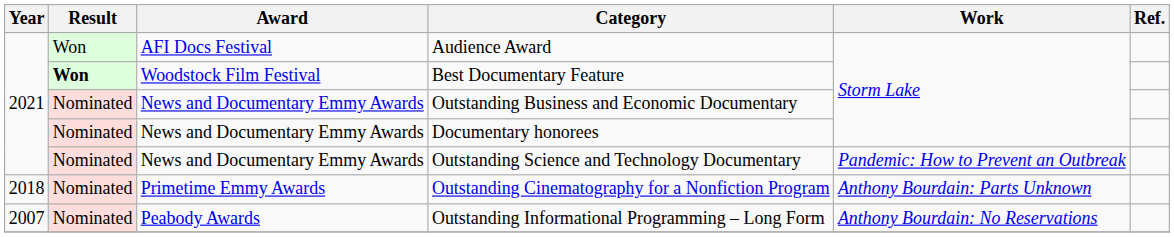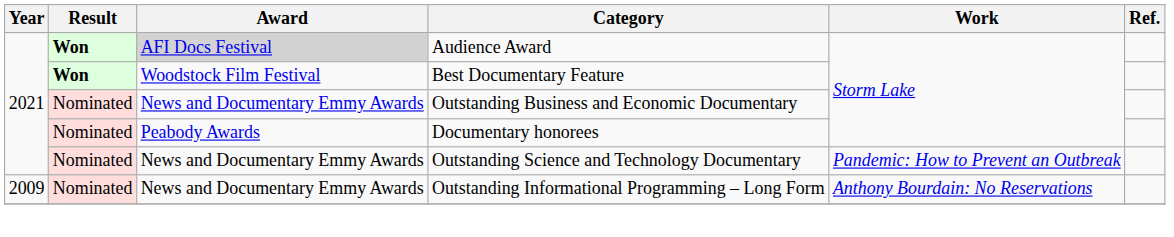(69, 47) normal -> (71, 47) bold
(206, 47) no background -> (206, 47) lightgrey background
(282, 132) News and Documentary Emmy Awards -> (200, 132) Peabody Awards
- row: (631, 189)
(27, 217) 2007 -> (27, 189) 2009
(200, 217) Peabody Awards -> (282, 189) News and Documentary Emmy Awards
